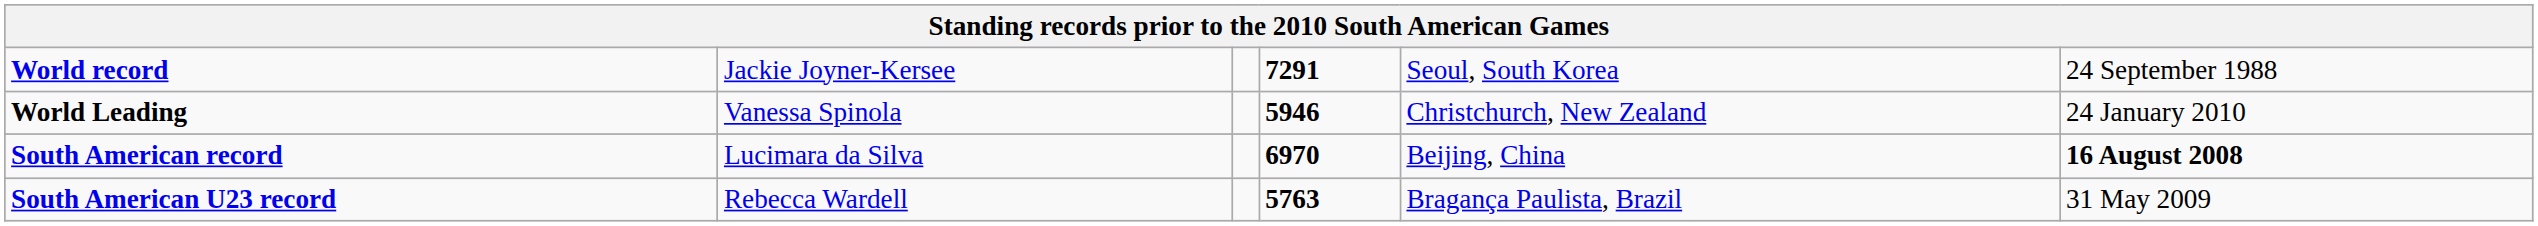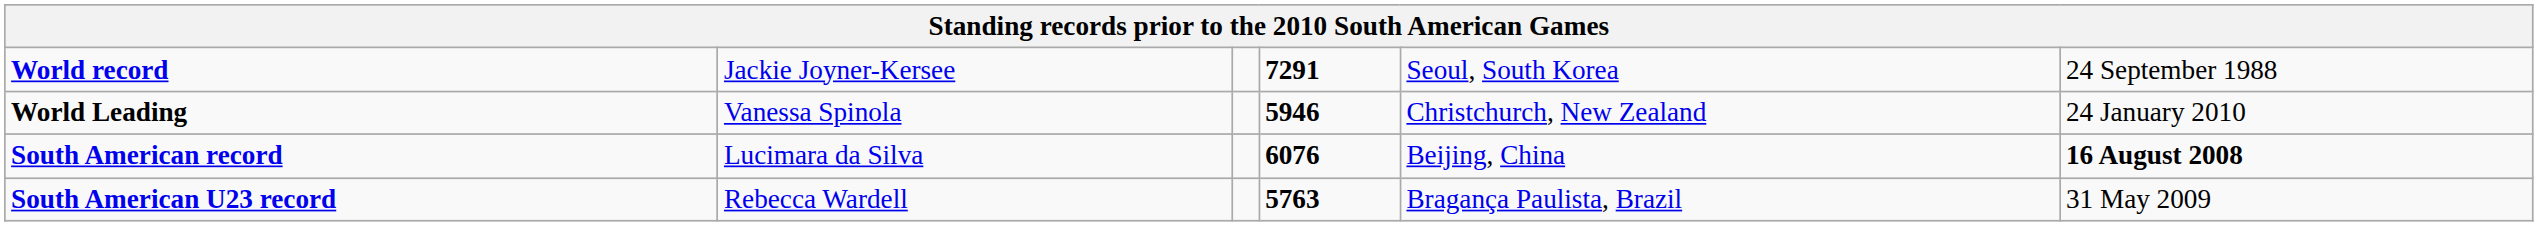(1292, 155) 6970 -> (1292, 155) 6076
